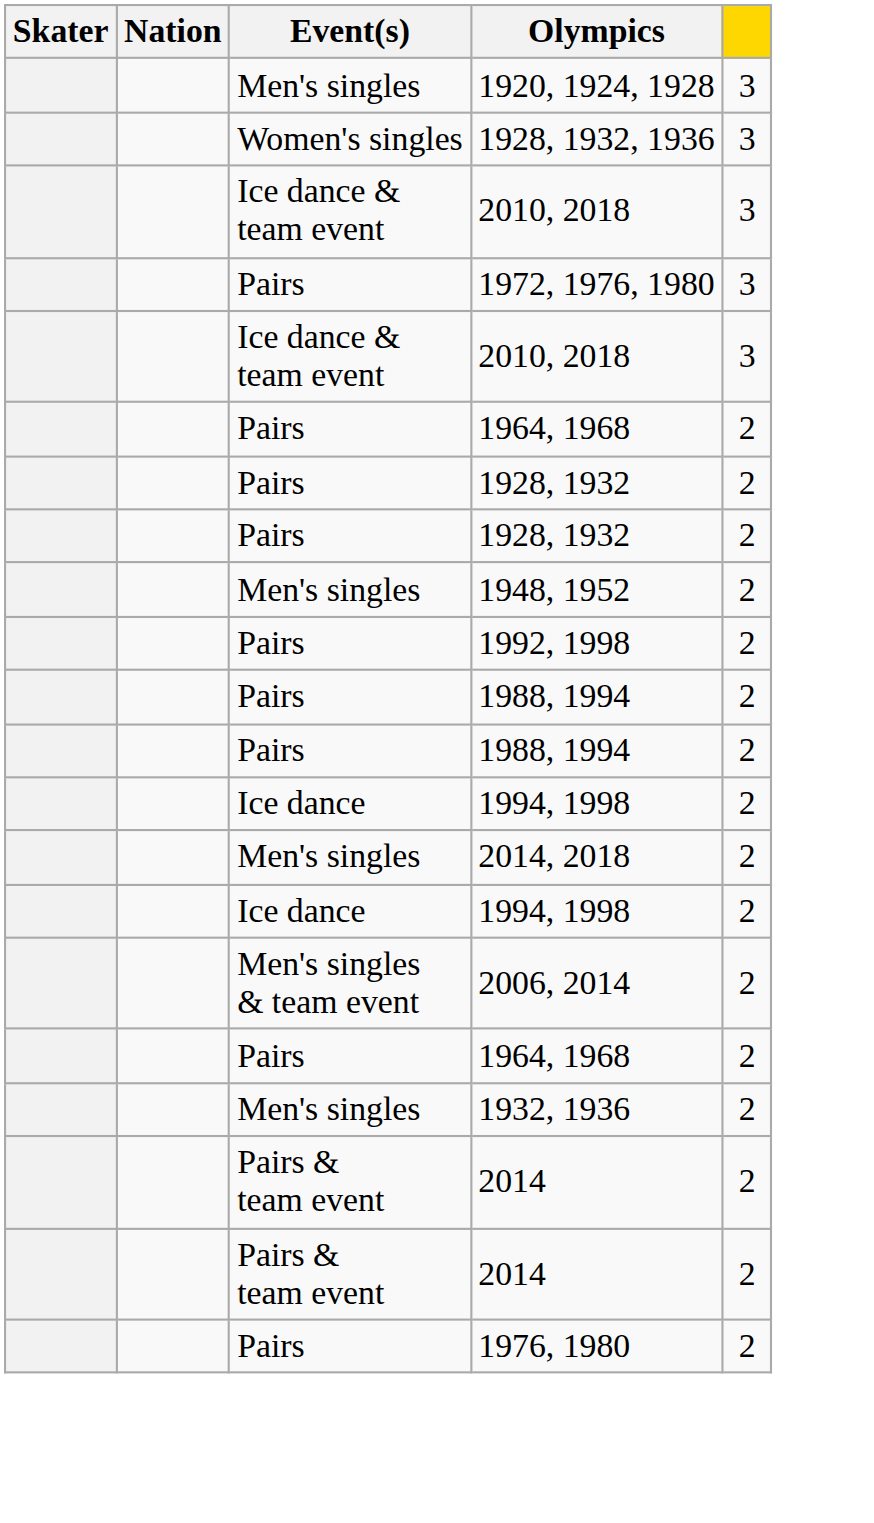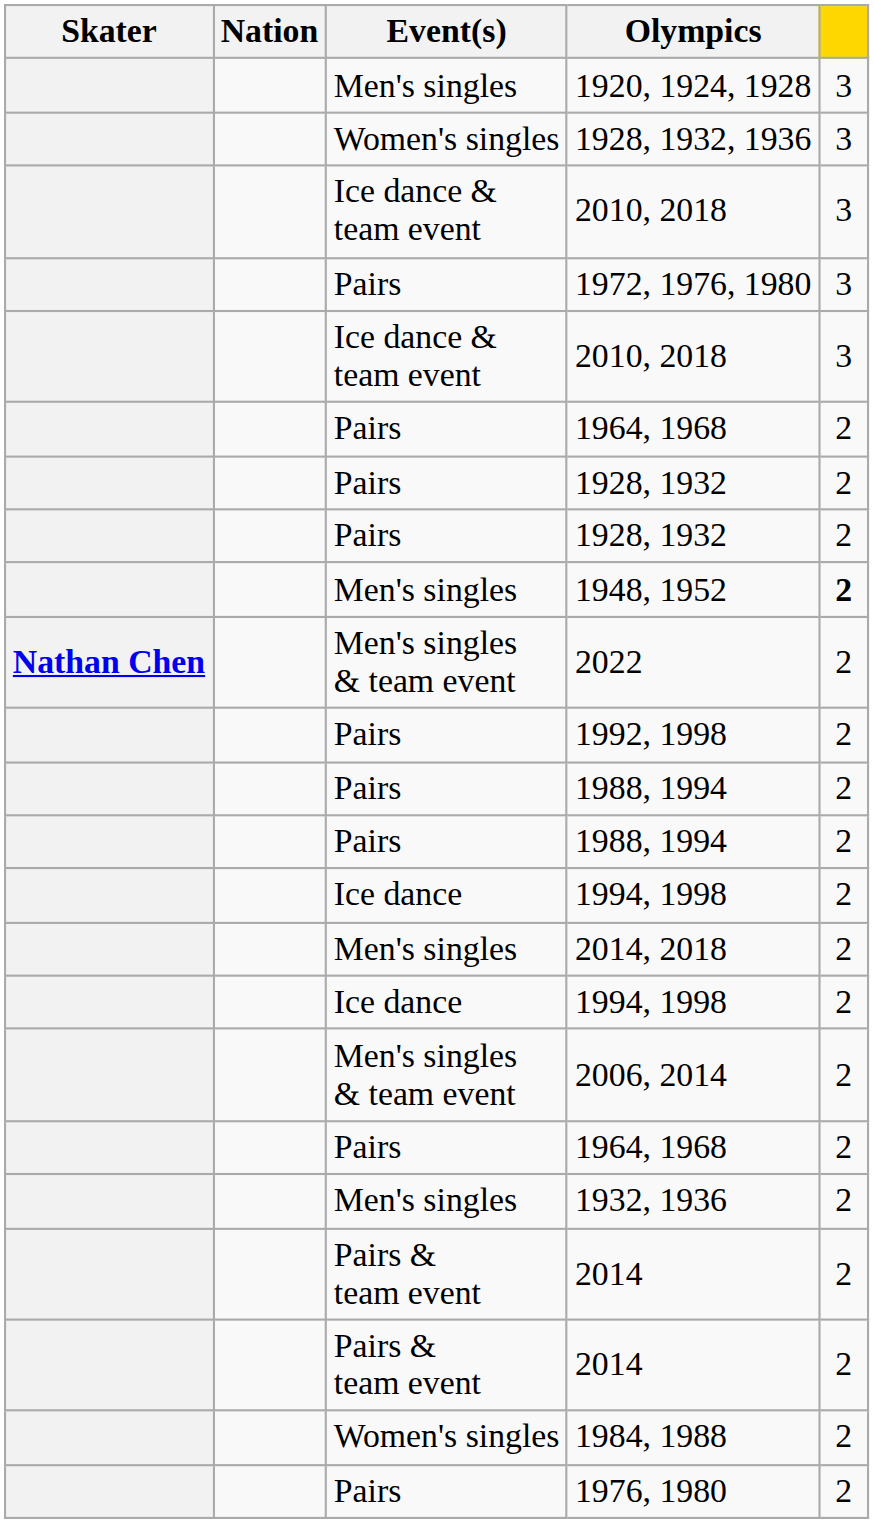(747, 589) normal -> (844, 589) bold
+ row: (425, 661)
+ row: (447, 1437)
